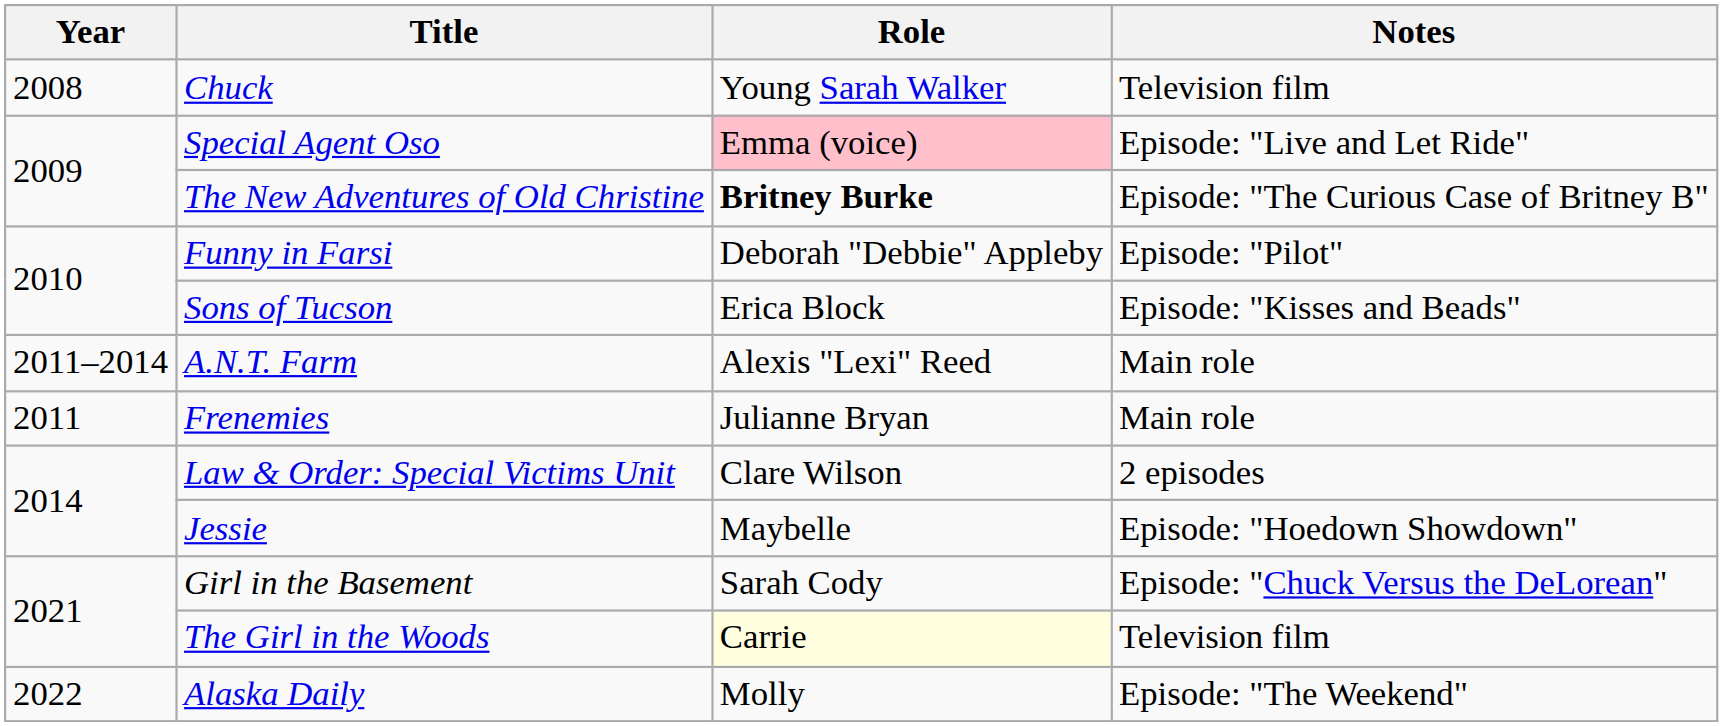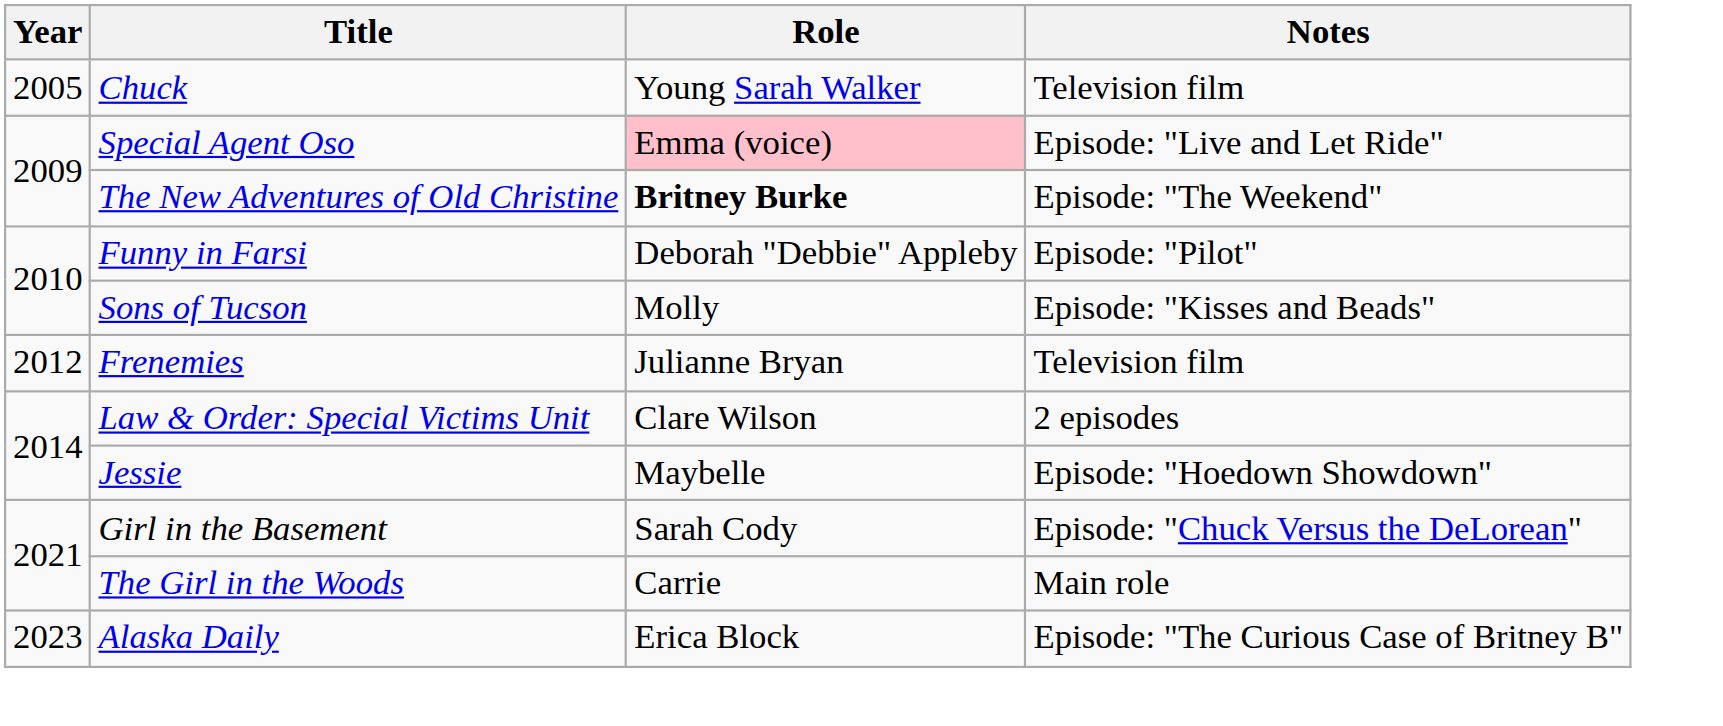(48, 87) 2008 -> (48, 87) 2005
(1414, 197) Episode: "The Curious Case of Britney B" -> (1208, 197) Episode: "The Weekend"
(802, 307) Erica Block -> (677, 307) Molly
- row: (271, 362)
(47, 417) 2011 -> (48, 362) 2012
(1187, 417) Main role -> (1139, 362) Television film
(763, 637) lightyellow background -> (678, 582) no background
(1224, 637) Television film -> (1102, 582) Main role
(48, 692) 2022 -> (48, 637) 2023
(762, 692) Molly -> (717, 637) Erica Block
(1293, 692) Episode: "The Weekend" -> (1328, 637) Episode: "The Curious Case of Britney B"
